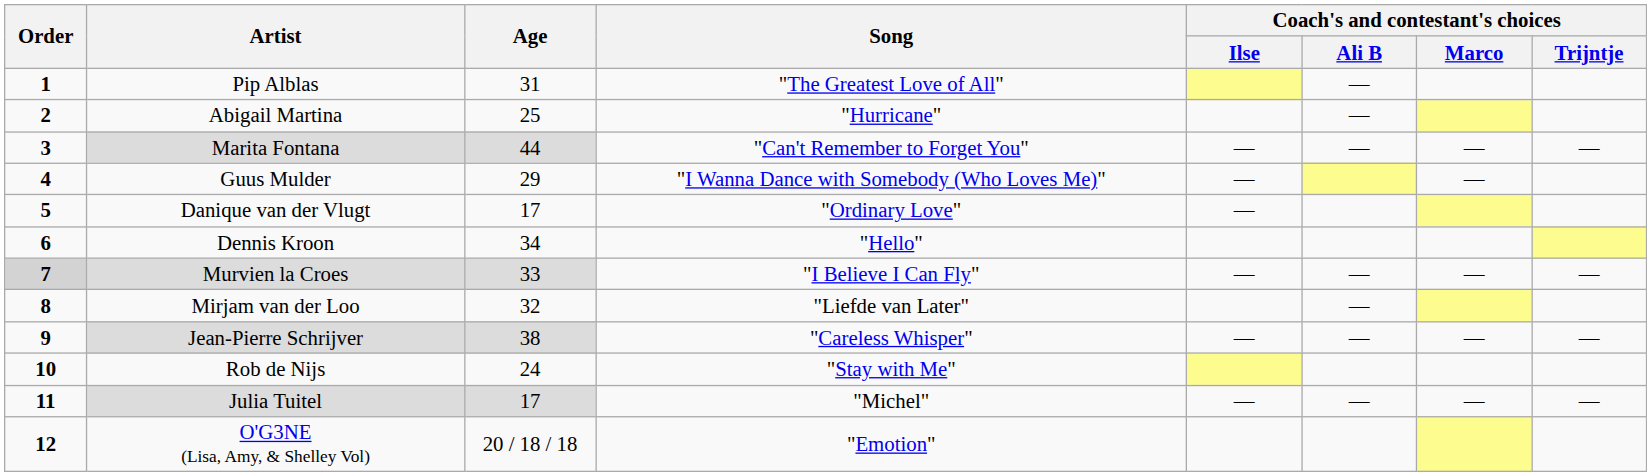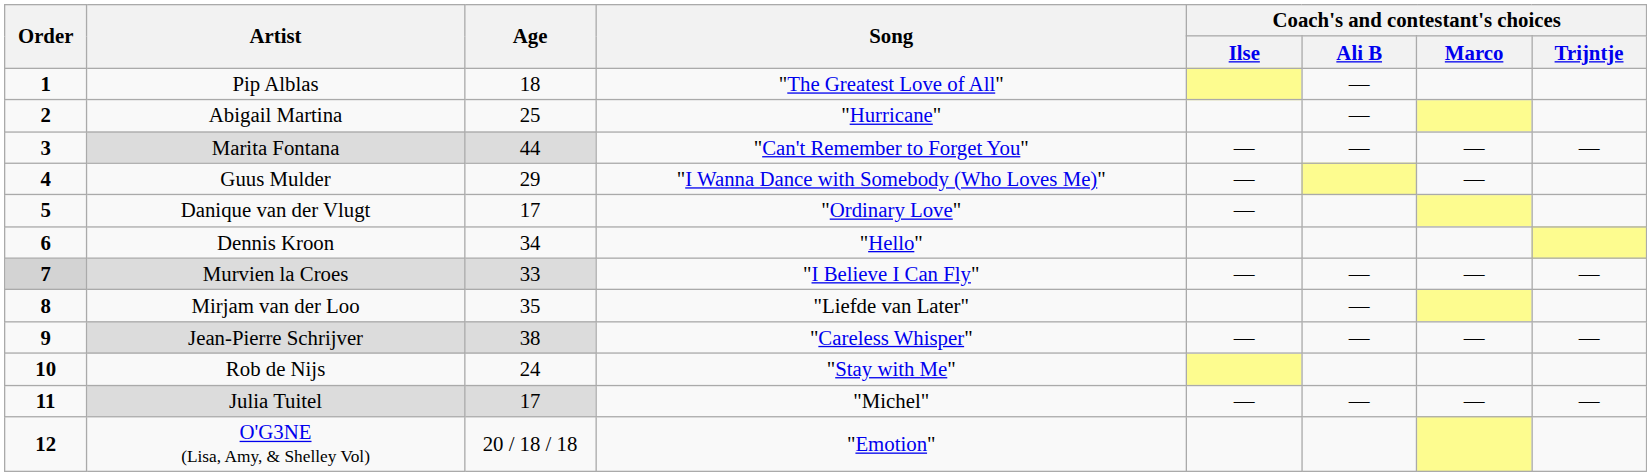(530, 84) 31 -> (530, 84) 18
(530, 306) 32 -> (530, 306) 35
